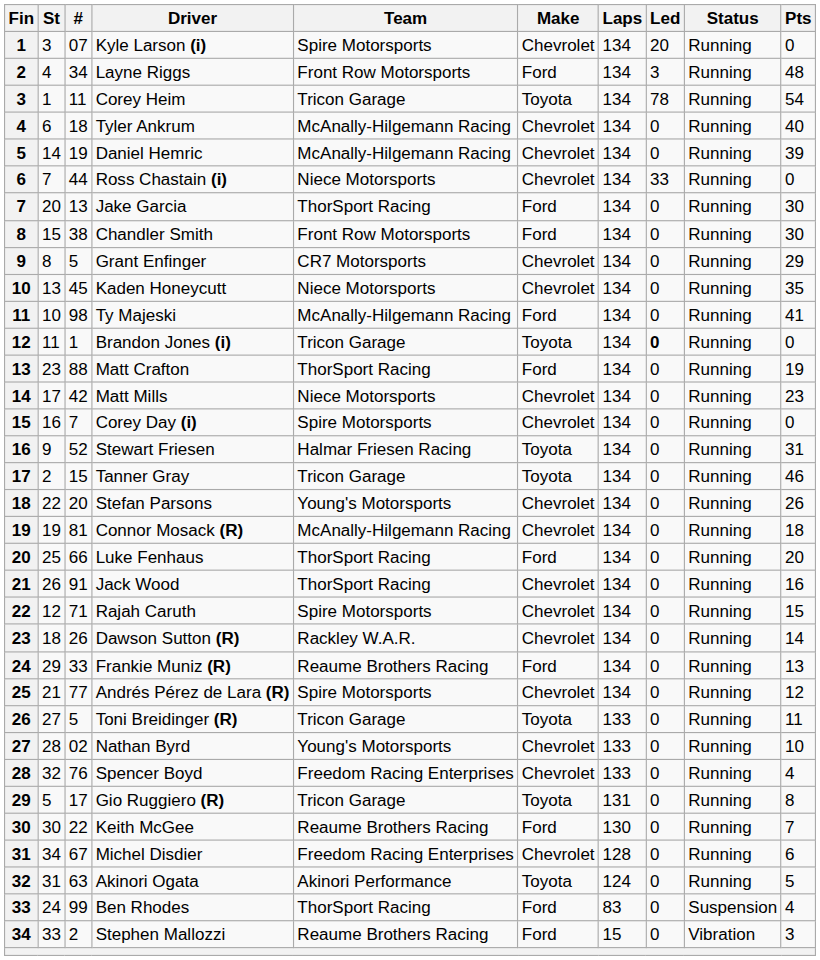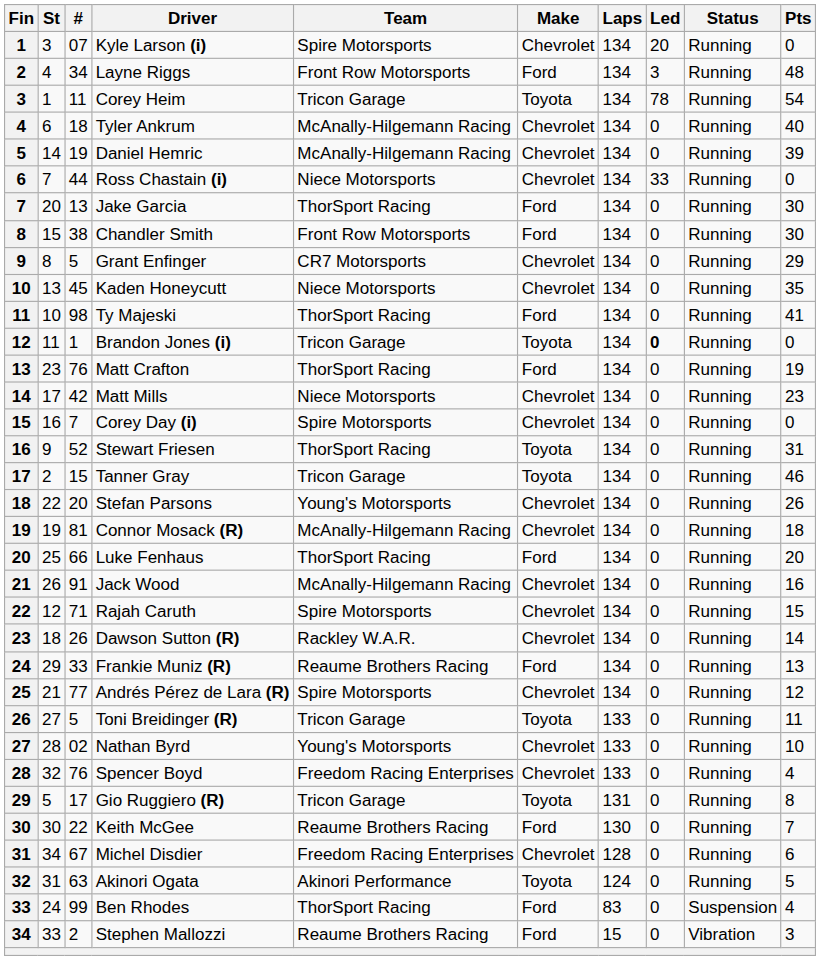(404, 315) McAnally-Hilgemann Racing -> (364, 315) ThorSport Racing
(78, 369) 88 -> (78, 369) 76
(384, 449) Halmar Friesen Racing -> (364, 449) ThorSport Racing
(364, 584) ThorSport Racing -> (404, 584) McAnally-Hilgemann Racing
